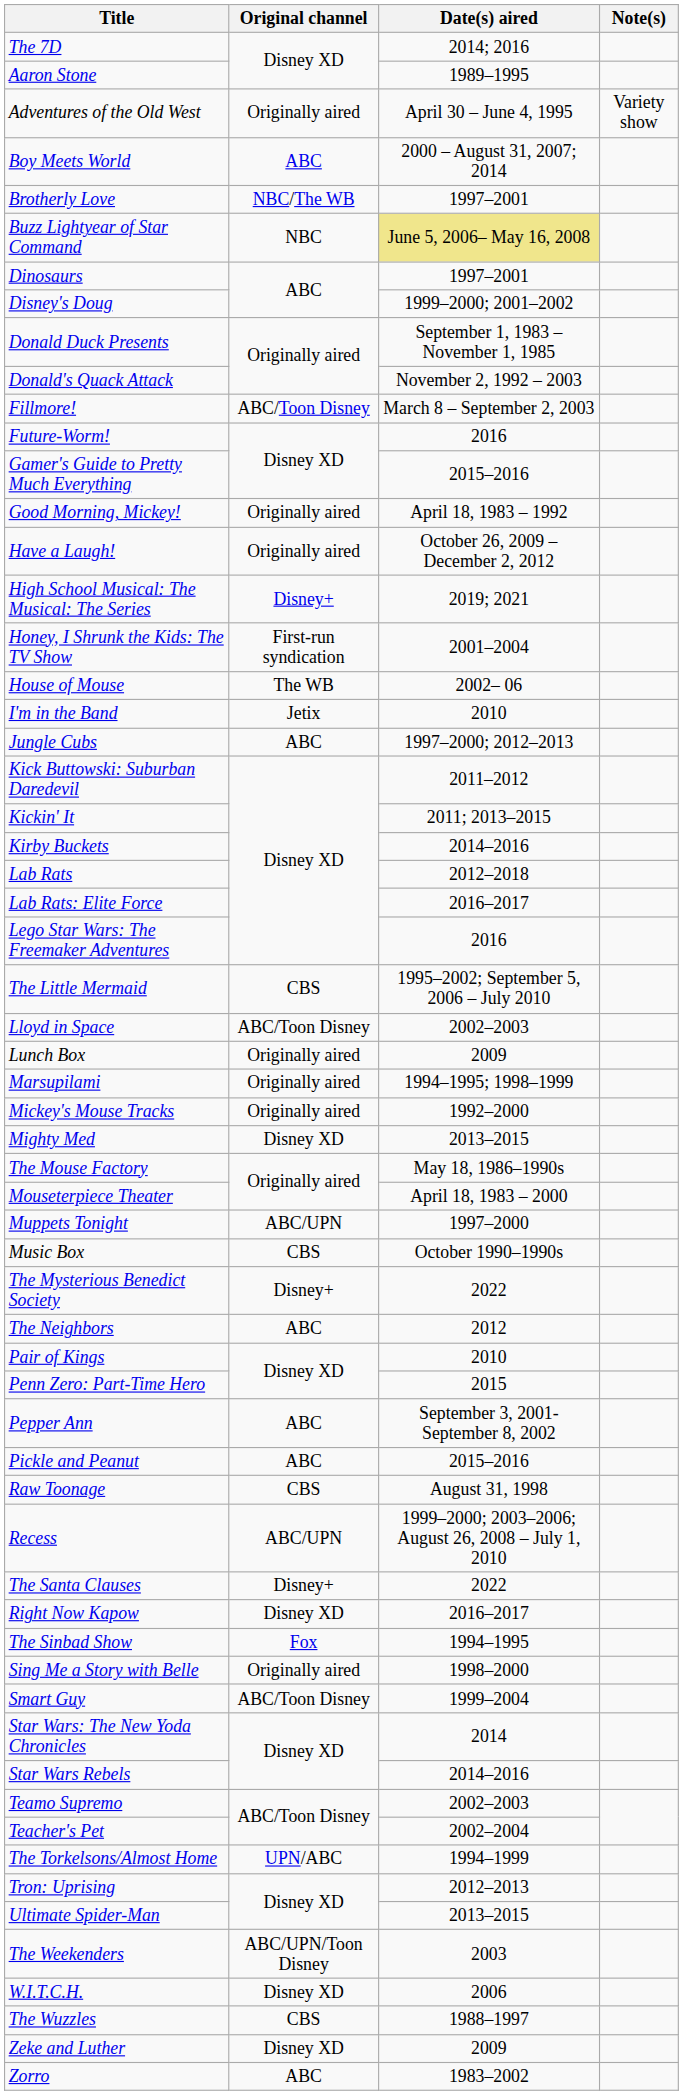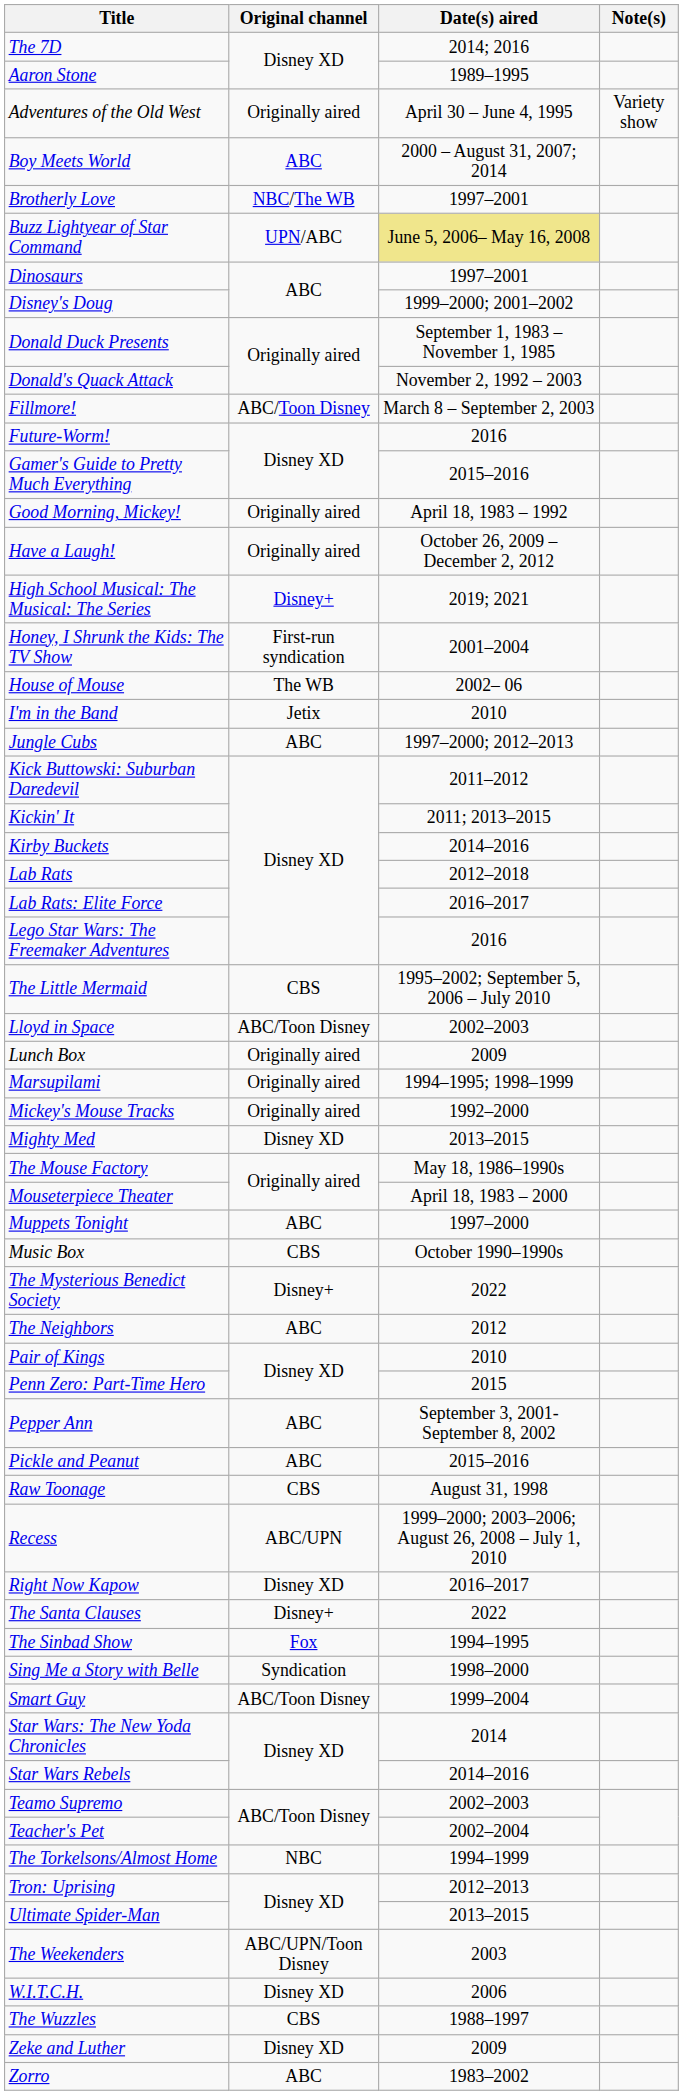(304, 237) NBC -> (304, 237) UPN/ABC
(304, 1224) ABC/UPN -> (304, 1224) ABC
rows swapped: (74, 1613) <-> (75, 1585)
(304, 1670) Originally aired -> (304, 1670) Syndication
(304, 1859) UPN/ABC -> (304, 1859) NBC
